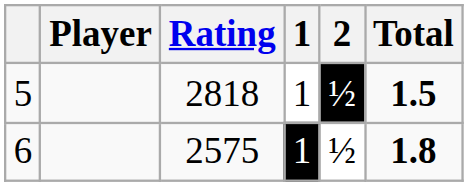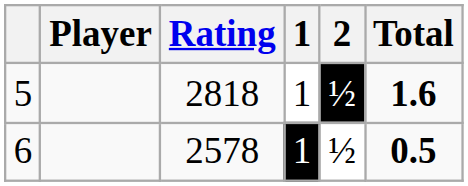(413, 92) 1.5 -> (413, 92) 1.6
(222, 151) 2575 -> (222, 151) 2578
(413, 151) 1.8 -> (413, 151) 0.5
